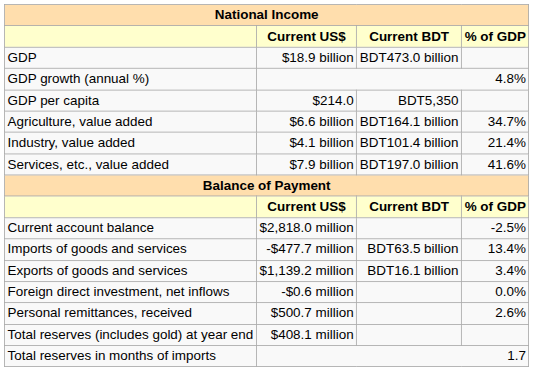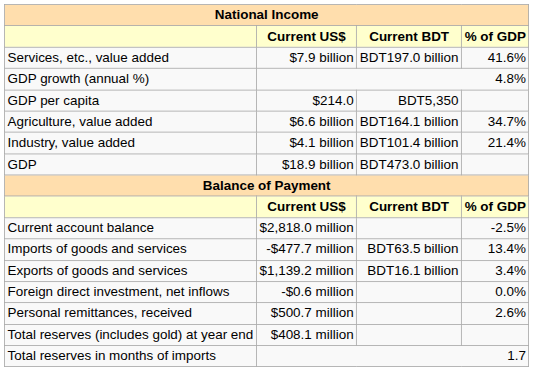rows swapped: (22, 57) <-> (88, 164)
